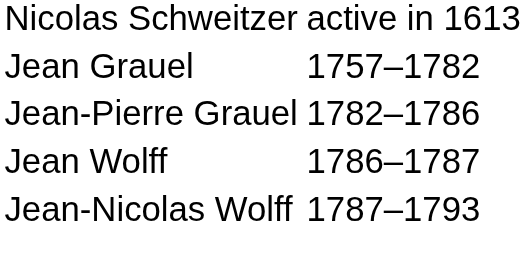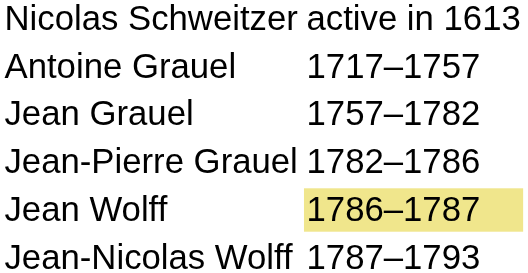+ row: (120, 66)
(393, 161) no background -> (393, 209) khaki background
